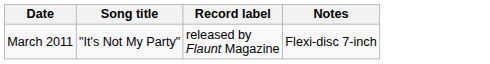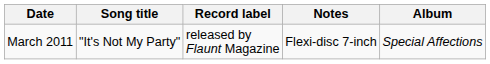+ column: (433, 14)
